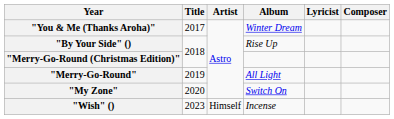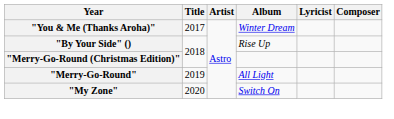- row: (93, 106)
